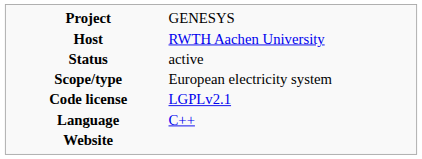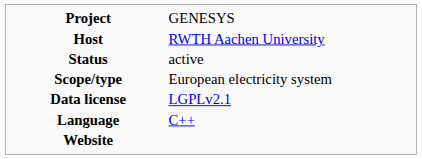- row: (88, 99)
+ row: (88, 99)
